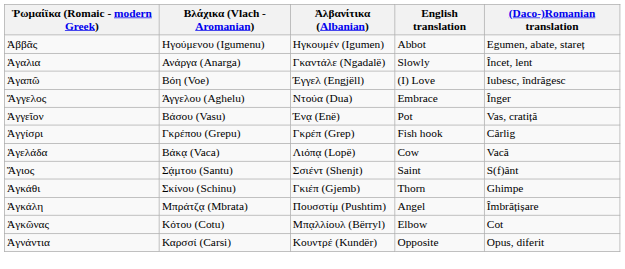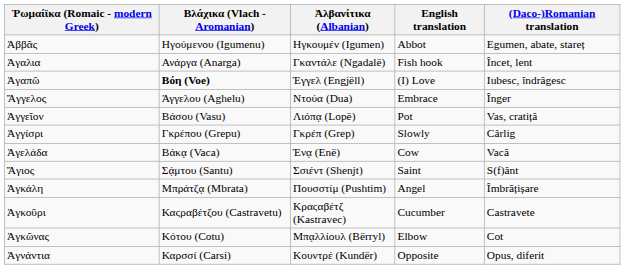(414, 62) Slowly -> (420, 62) Fish hook
(185, 80) normal -> (186, 80) bold
(316, 116) Ένᾳ (Enë) -> (324, 116) Λιόπᾳ (Lopë)
(420, 134) Fish hook -> (414, 134) Slowly
(324, 152) Λιόπᾳ (Lopë) -> (317, 152) Ένᾳ (Enë)
- row: (24, 188)
+ row: (26, 212)
